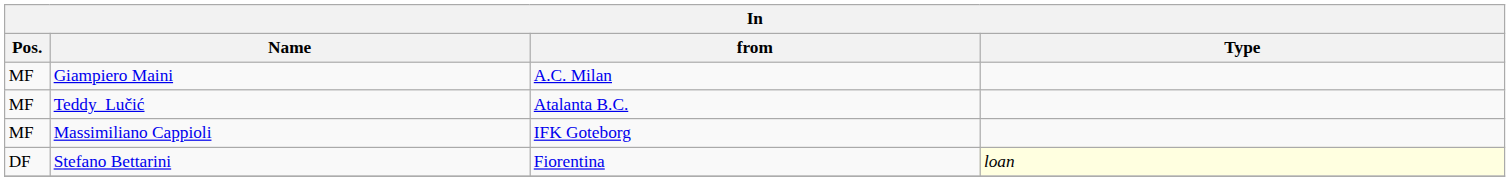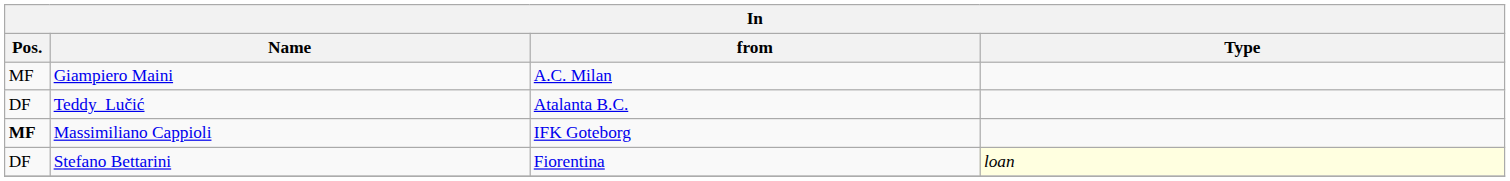(21, 104) MF -> (20, 104) DF
(21, 133) normal -> (22, 133) bold
